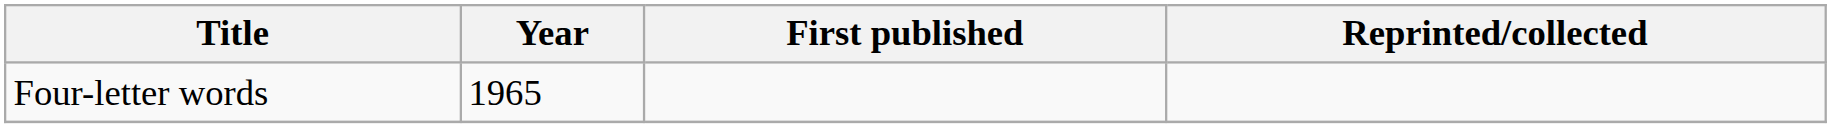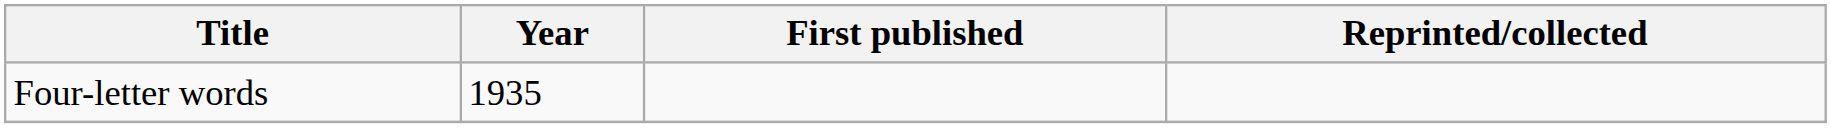(505, 91) 1965 -> (505, 91) 1935
